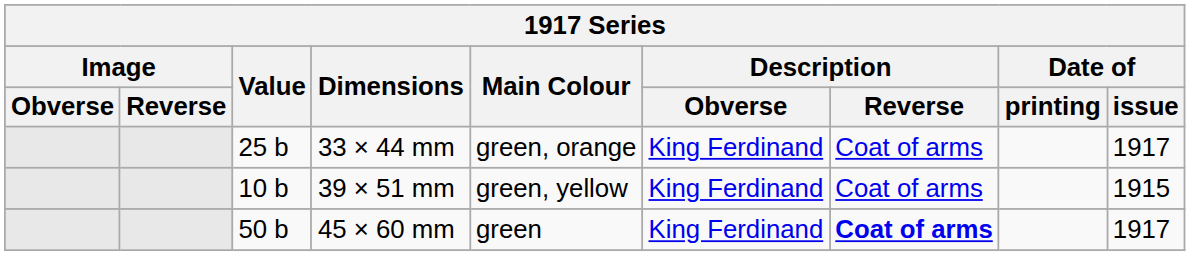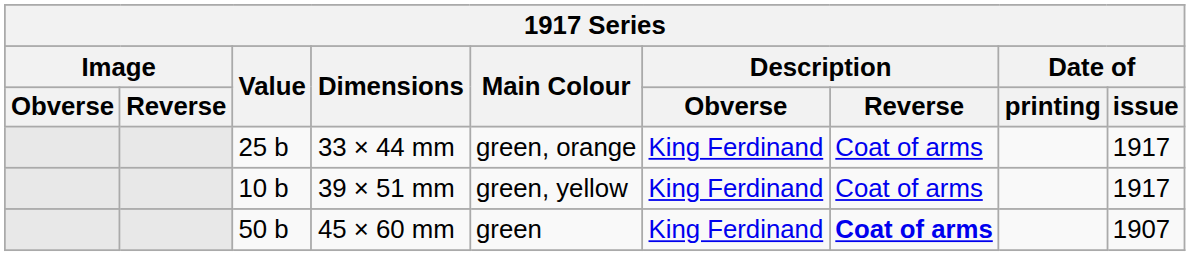(1141, 189) 1915 -> (1141, 189) 1917
(1141, 229) 1917 -> (1141, 229) 1907
